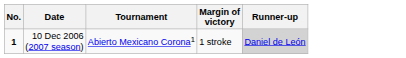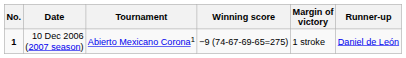+ column: (244, 17)
(275, 41) lightgrey background -> (368, 41) no background
